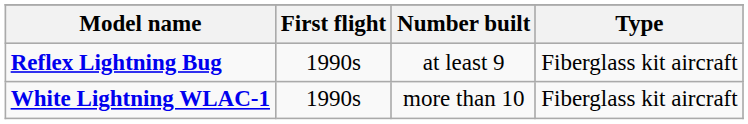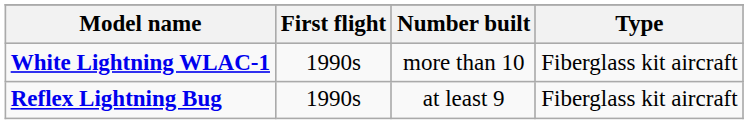rows swapped: (116, 61) <-> (140, 99)
